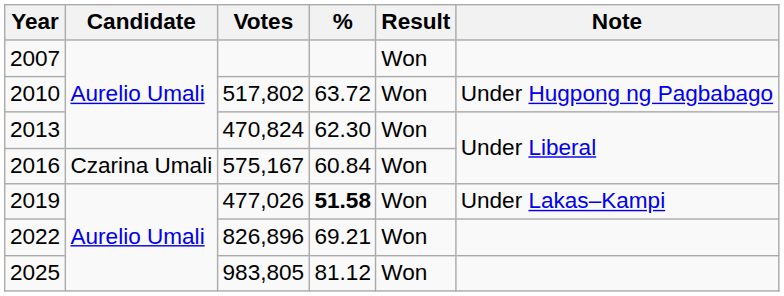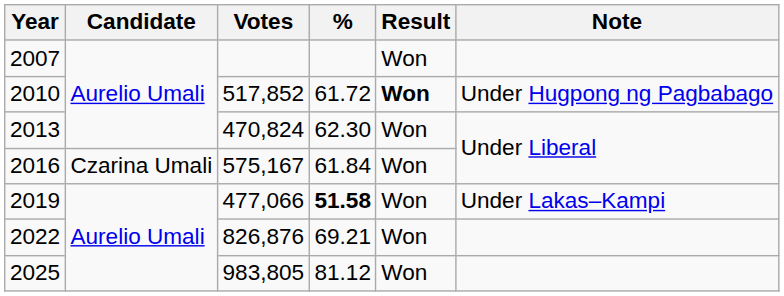(263, 93) 517,802 -> (263, 93) 517,852
(343, 93) 63.72 -> (343, 93) 61.72
(404, 93) normal -> (406, 93) bold
(343, 165) 60.84 -> (343, 165) 61.84
(263, 201) 477,026 -> (263, 201) 477,066
(263, 237) 826,896 -> (263, 237) 826,876
